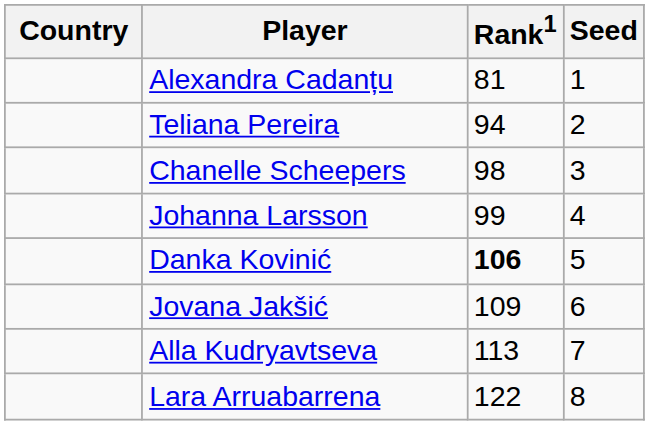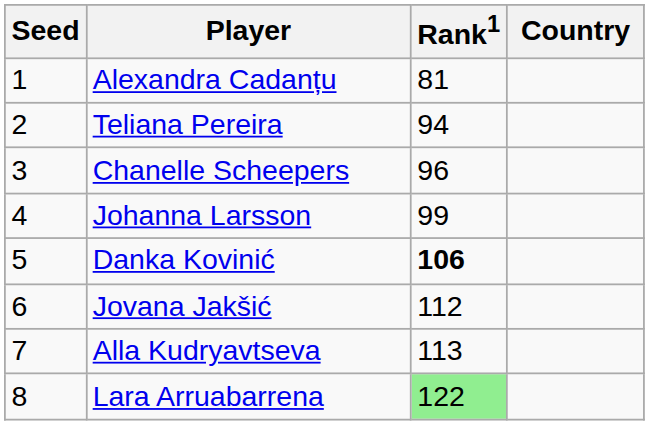columns swapped: (74, 30) <-> (604, 30)
(490, 170) 98 -> (433, 170) 96
(498, 305) 109 -> (440, 305) 112
(498, 396) no background -> (441, 396) lightgreen background
